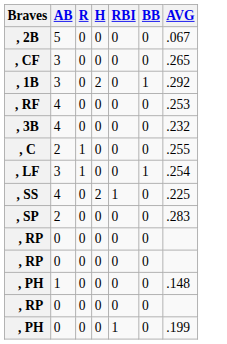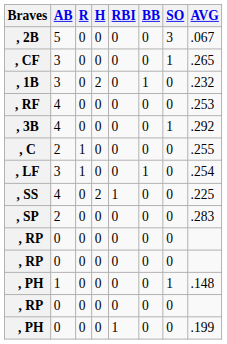+ column: (175, 15)
(178, 82) .292 -> (202, 82) .232
(178, 127) .232 -> (202, 127) .292
